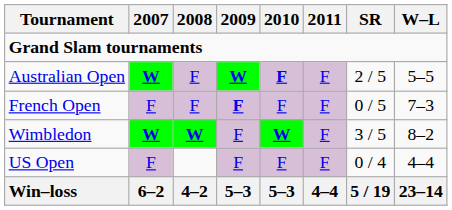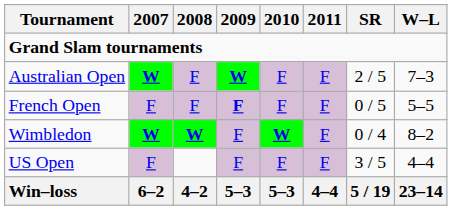(282, 75) bold -> (282, 75) normal
(421, 75) 5–5 -> (421, 75) 7–3
(421, 104) 7–3 -> (421, 104) 5–5
(370, 133) 3 / 5 -> (370, 133) 0 / 4
(370, 161) 0 / 4 -> (370, 161) 3 / 5
